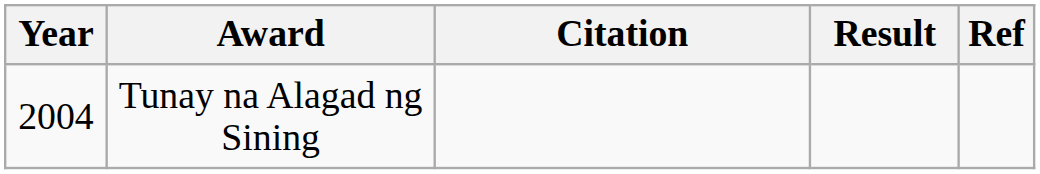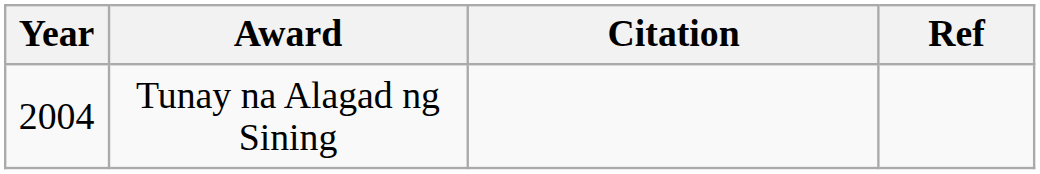- column: (885, 34)
